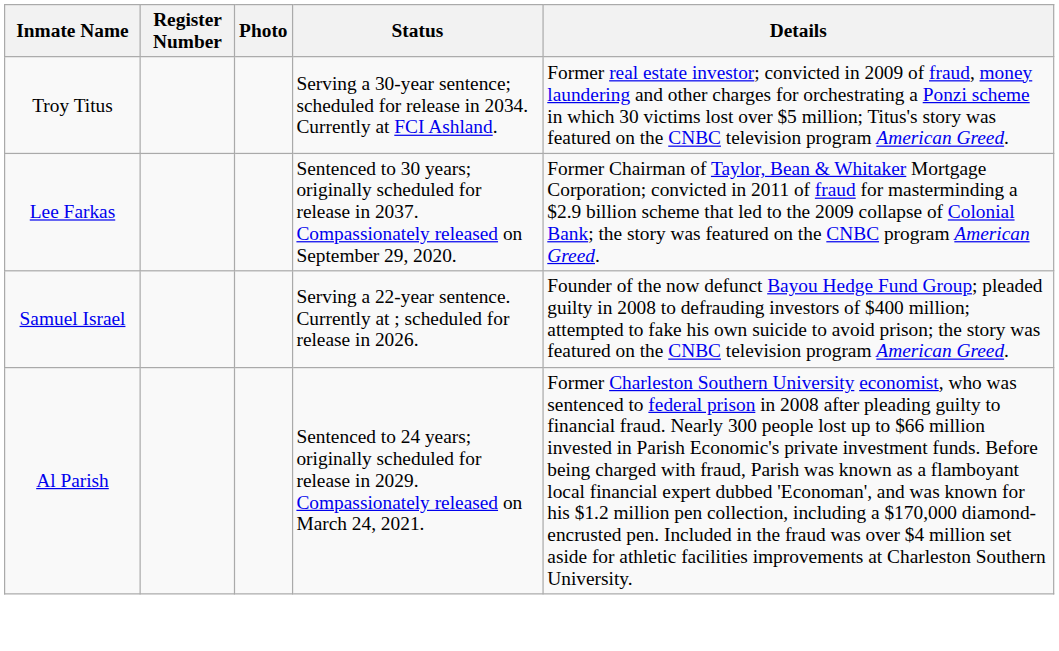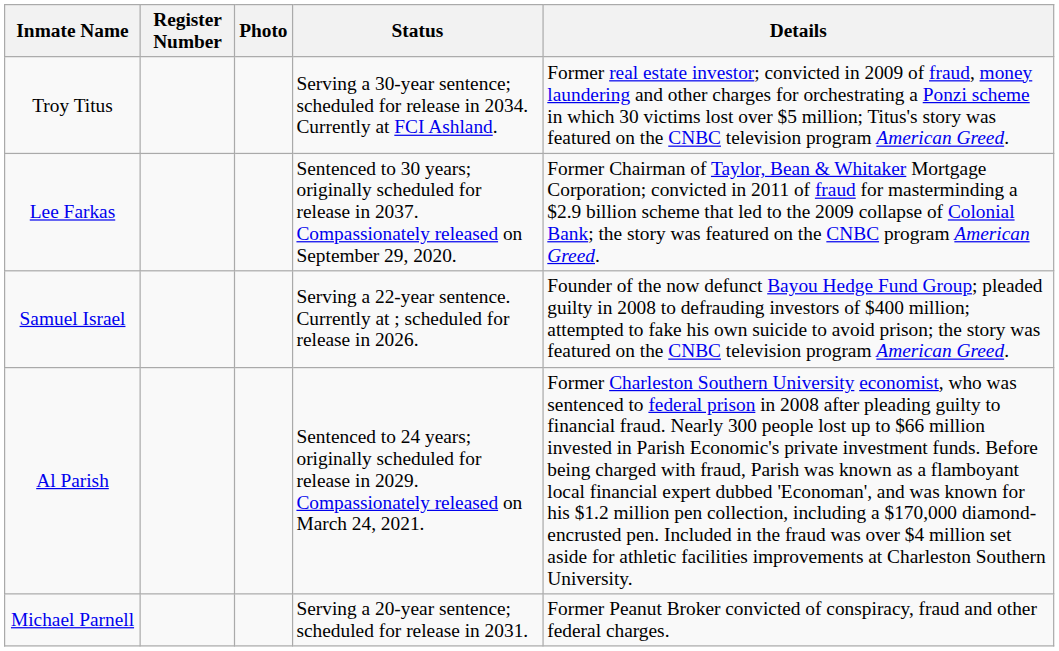+ row: (73, 619)
